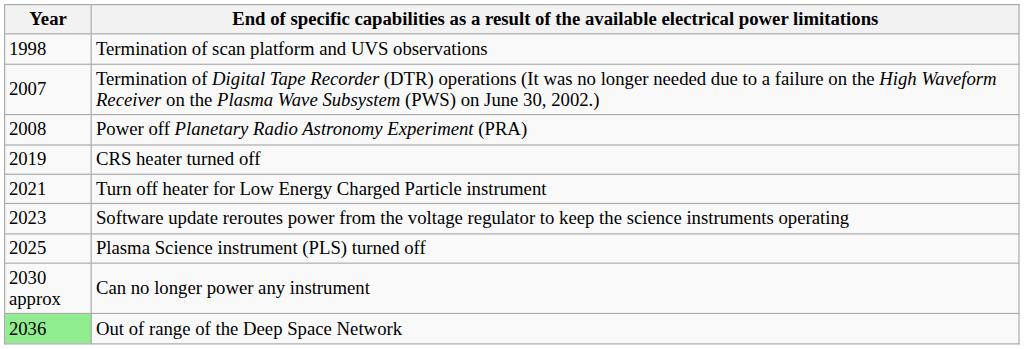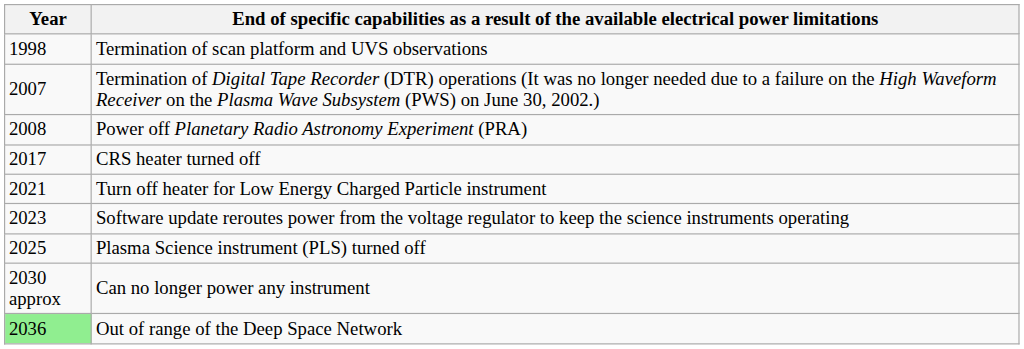(28, 159) 2019 -> (28, 159) 2017
